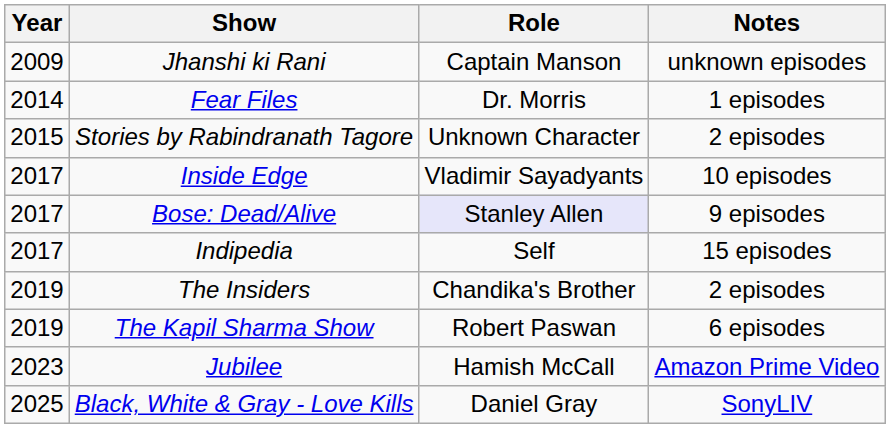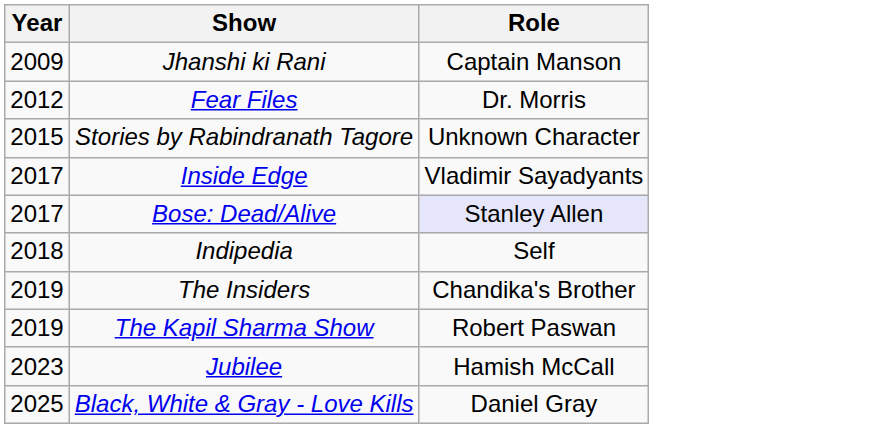- column: (767, 23)
(37, 99) 2014 -> (37, 99) 2012
(37, 251) 2017 -> (37, 251) 2018
